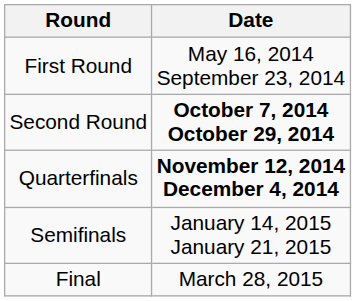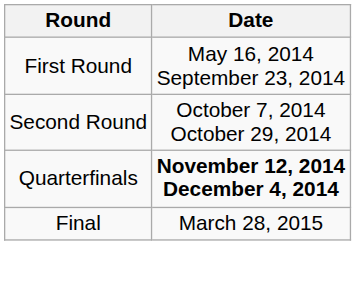(251, 122) bold -> (251, 122) normal
- row: (78, 234)
